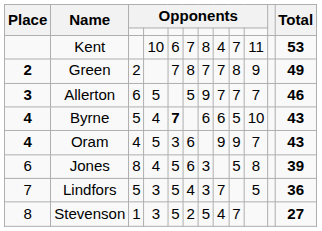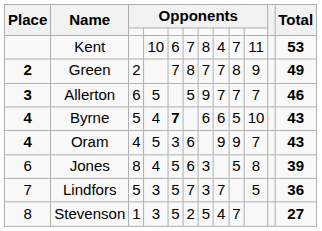(191, 190) 4 -> (191, 190) 7
